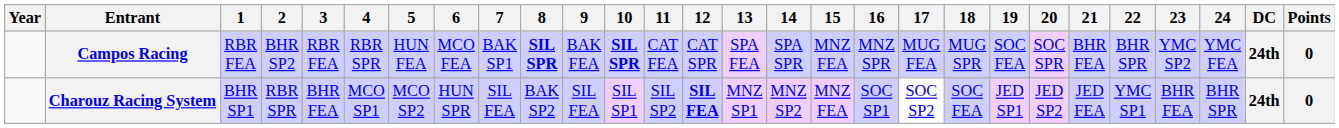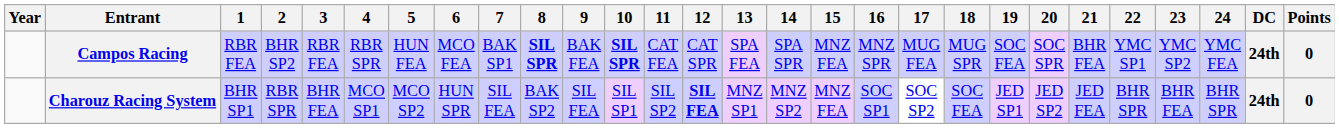(1133, 54) BHR SPR -> (1133, 54) YMC SP1
(1133, 100) YMC SP1 -> (1133, 100) BHR SPR
